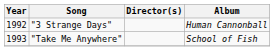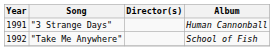(17, 25) 1992 -> (17, 25) 1991
(17, 39) 1993 -> (17, 39) 1992
